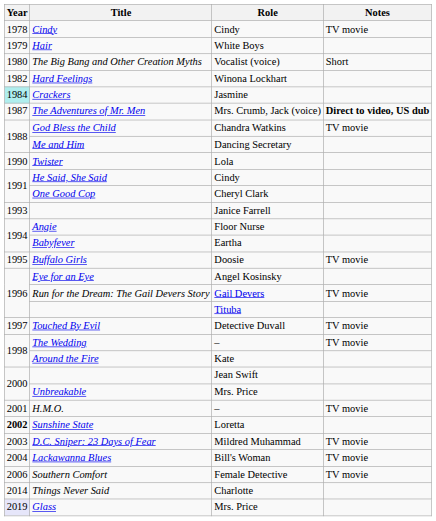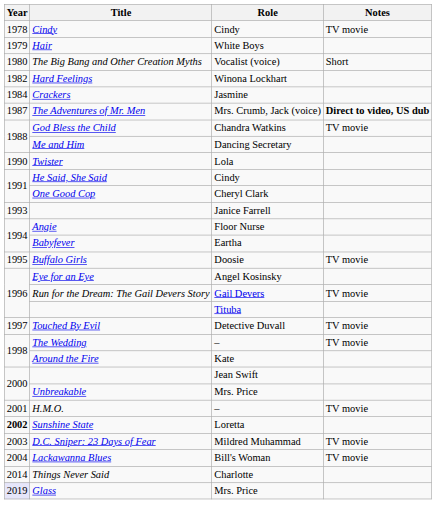(17, 95) paleturquoise background -> (17, 95) no background
- row: (70, 474)
